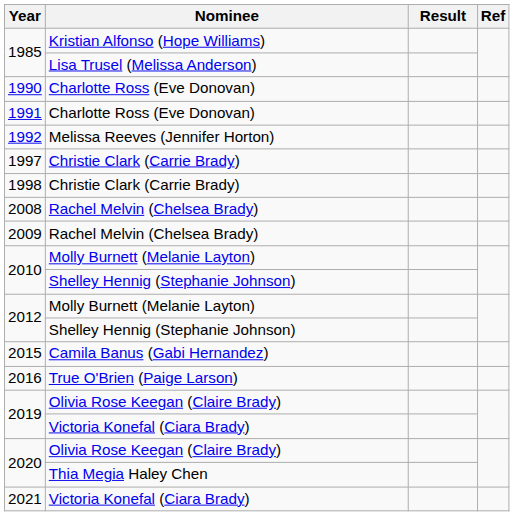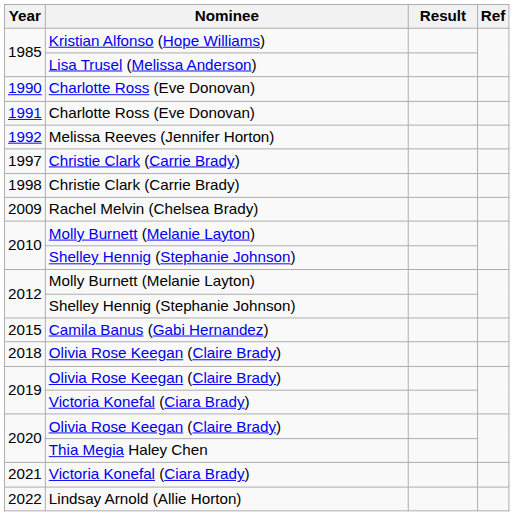- row: (25, 209)
- row: (25, 378)
+ row: (25, 354)
+ row: (25, 498)
